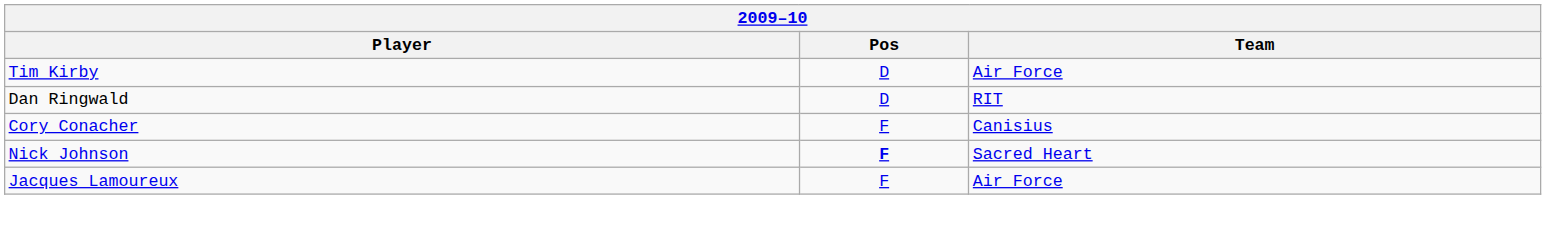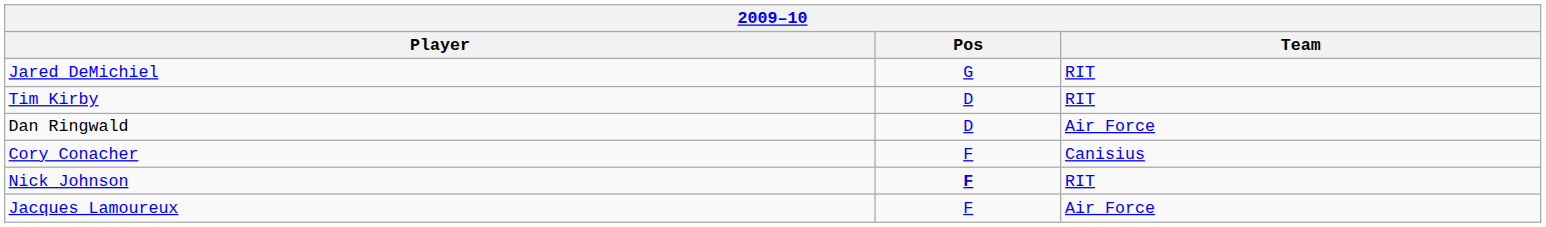+ row: (83, 72)
(1018, 72) Air Force -> (1080, 100) RIT
(988, 100) RIT -> (1110, 127) Air Force
(1033, 154) Sacred Heart -> (1080, 181) RIT
